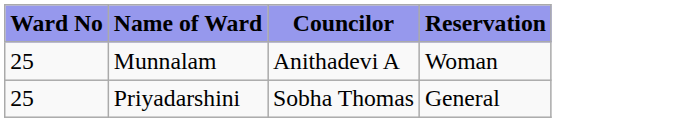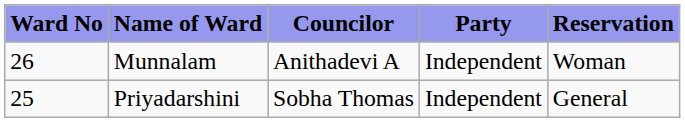+ column: (483, 23)
(22, 60) 25 -> (22, 60) 26
